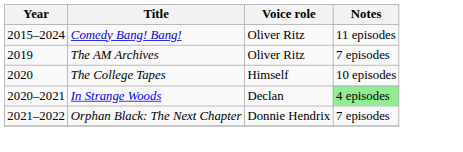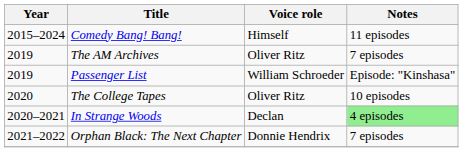(276, 34) Oliver Ritz -> (268, 34) Himself
+ row: (109, 75)
(268, 75) Himself -> (276, 95) Oliver Ritz
